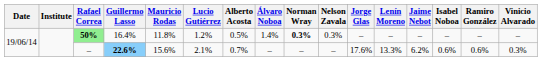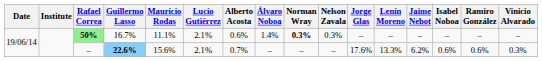(125, 35) 16.4% -> (125, 35) 16.7%
(164, 35) 11.8% -> (164, 35) 11.1%
(203, 35) 1.2% -> (203, 35) 2.1%
(239, 35) 0.5% -> (239, 35) 0.6%
